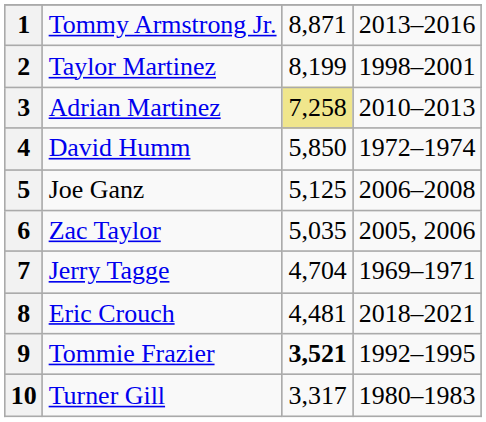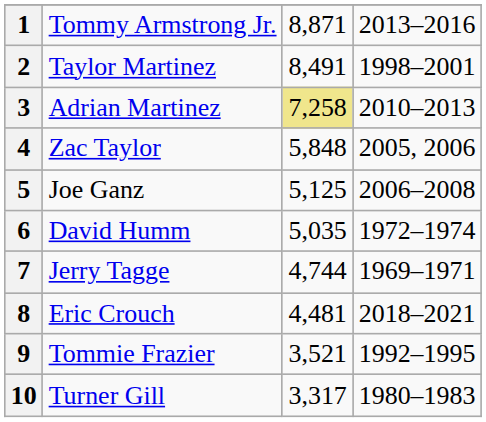(318, 66) 8,199 -> (318, 66) 8,491
(120, 148) David Humm -> (105, 148) Zac Taylor
(318, 148) 5,850 -> (318, 148) 5,848
(417, 148) 1972–1974 -> (417, 148) 2005, 2006
(105, 230) Zac Taylor -> (120, 230) David Humm
(417, 230) 2005, 2006 -> (417, 230) 1972–1974
(318, 271) 4,704 -> (318, 271) 4,744
(318, 353) bold -> (318, 353) normal
